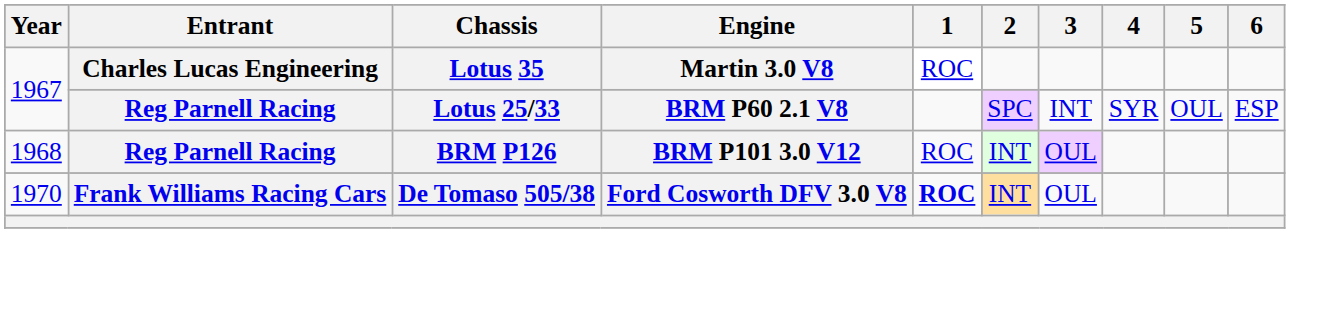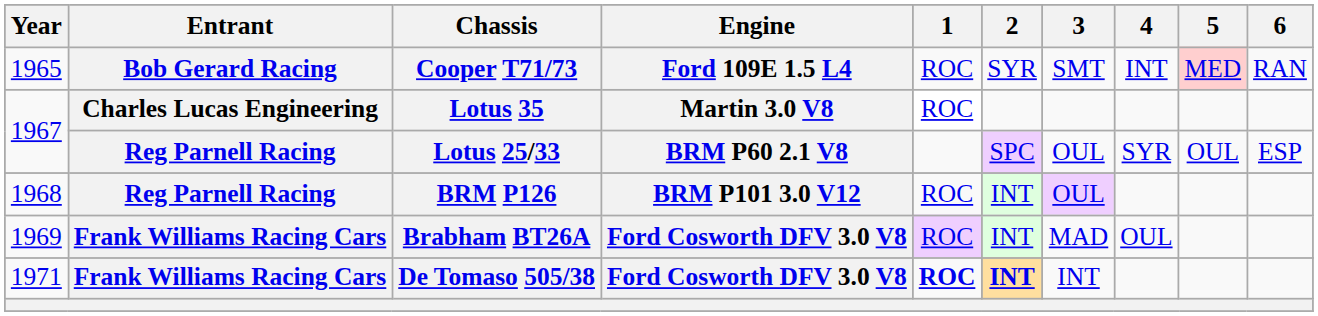+ row: (497, 67)
(1071, 109) INT -> (1079, 152) OUL
+ row: (497, 236)
(36, 194) 1970 -> (36, 278) 1971
(1010, 194) normal -> (1012, 278) bold
(1071, 194) OUL -> (1079, 278) INT
